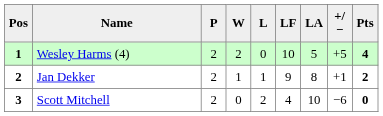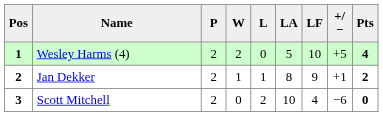columns swapped: (288, 23) <-> (314, 23)
